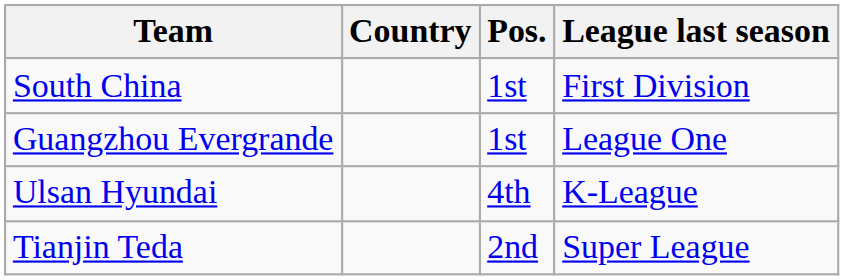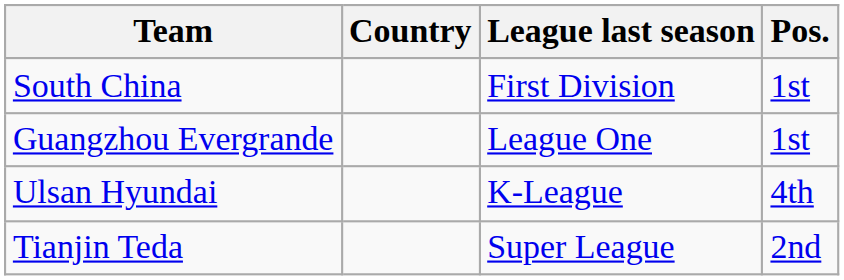columns swapped: (696, 31) <-> (517, 31)
